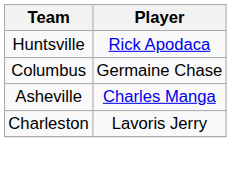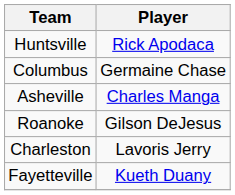+ row: (50, 123)
+ row: (50, 176)
